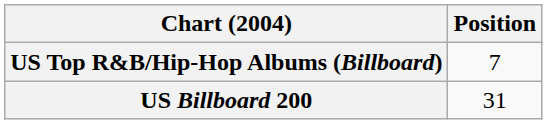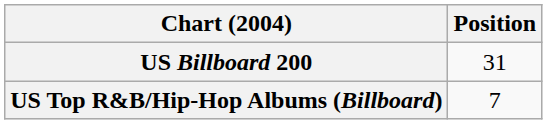rows swapped: (226, 99) <-> (226, 61)
